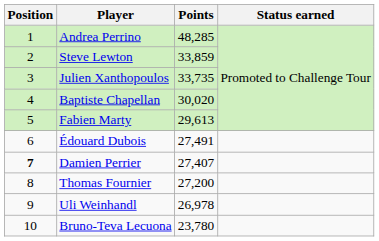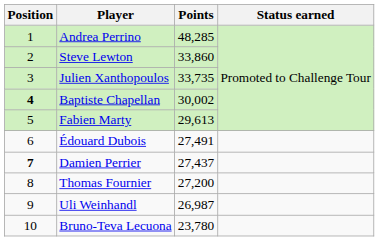(196, 57) 33,859 -> (196, 57) 33,860
(30, 99) normal -> (30, 99) bold
(196, 99) 30,020 -> (196, 99) 30,002
(196, 162) 27,407 -> (196, 162) 27,437
(196, 204) 26,978 -> (196, 204) 26,987
